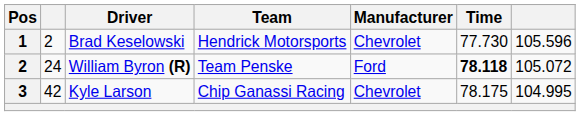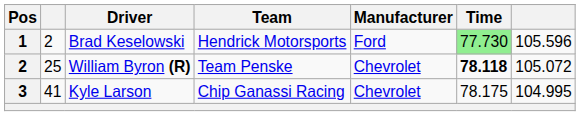(387, 42) Chevrolet -> (370, 42) Ford
(484, 42) no background -> (484, 42) lightgreen background
(53, 67) 24 -> (53, 67) 25
(370, 67) Ford -> (387, 67) Chevrolet
(53, 91) 42 -> (53, 91) 41
